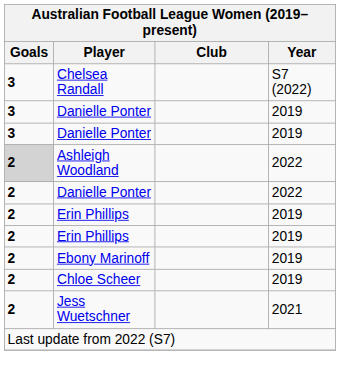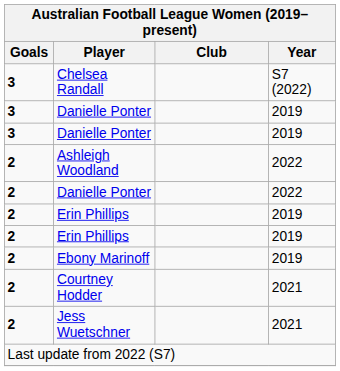(11, 163) lightgrey background -> (11, 163) no background
- row: (99, 280)
+ row: (85, 287)
